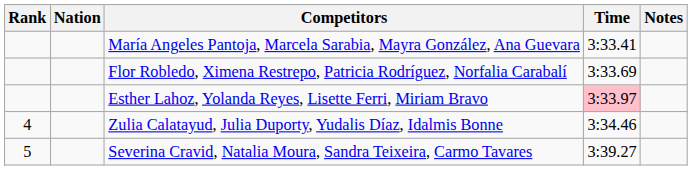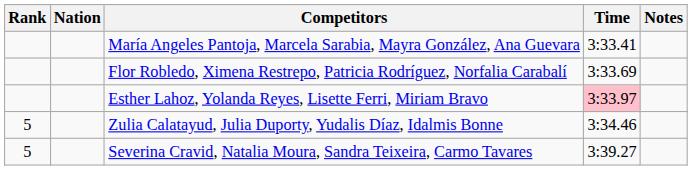(27, 125) 4 -> (27, 125) 5
